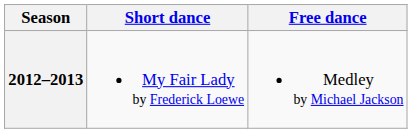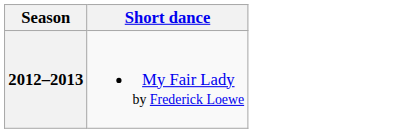- column: (328, 17)
